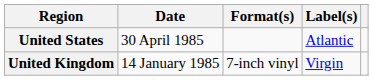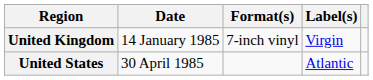rows swapped: (61, 63) <-> (61, 39)
